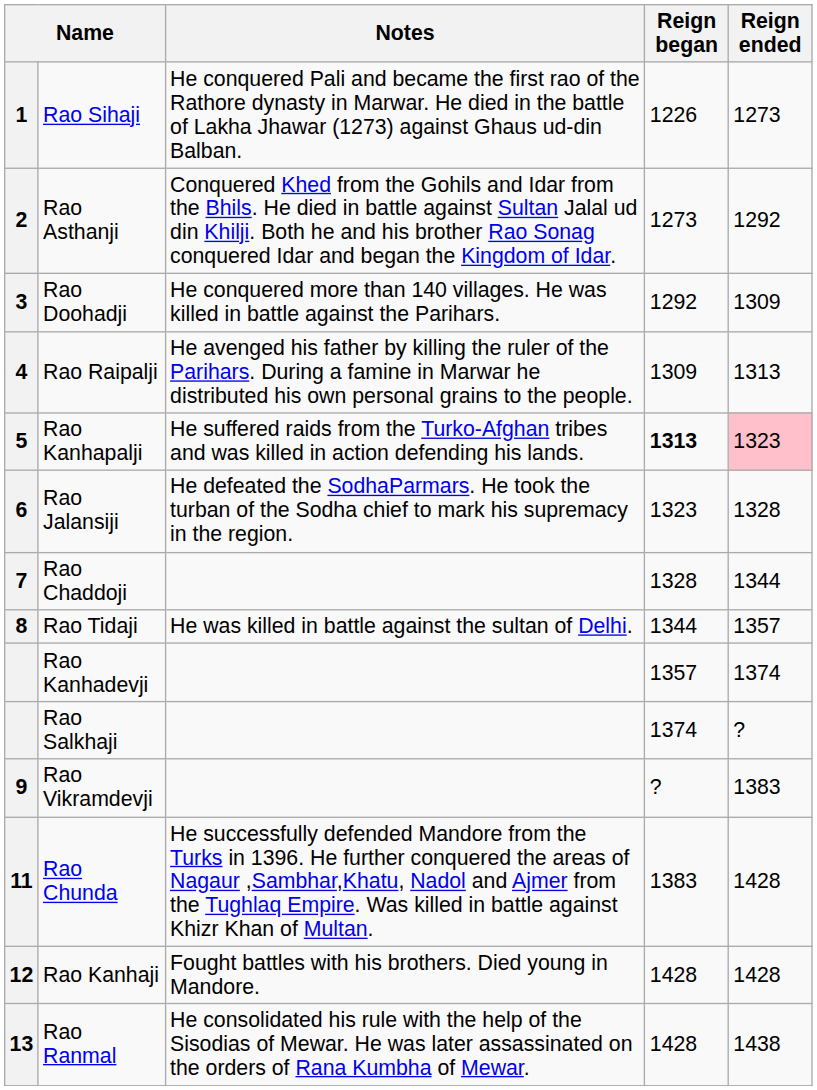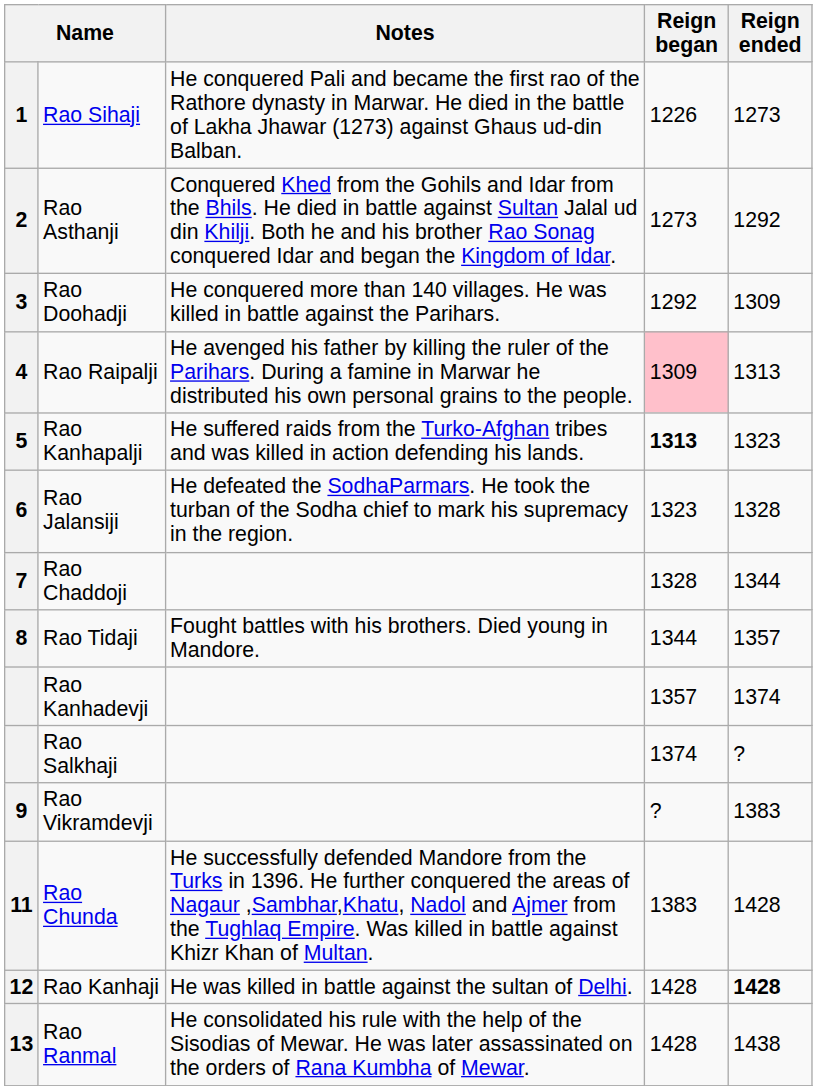(674, 371) no background -> (674, 371) pink background
(757, 441) pink background -> (757, 441) no background
(401, 626) He was killed in battle against the sultan of Delhi. -> (389, 638) Fought battles with his brothers. Died young in Mandore.
(389, 974) Fought battles with his brothers. Died young in Mandore. -> (401, 986) He was killed in battle against the sultan of Delhi.
(757, 974) normal -> (757, 986) bold
